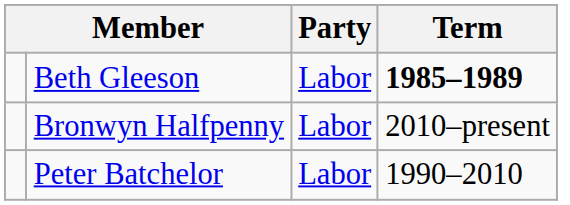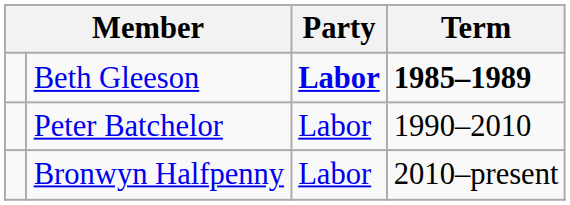(335, 77) normal -> (339, 77) bold
rows swapped: (128, 174) <-> (159, 125)
